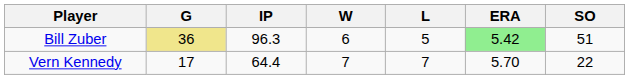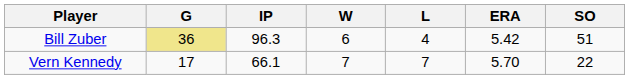(425, 39) 5 -> (425, 39) 4
(505, 39) lightgreen background -> (505, 39) no background
(266, 62) 64.4 -> (266, 62) 66.1
